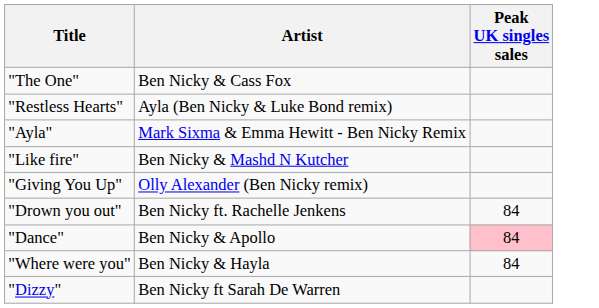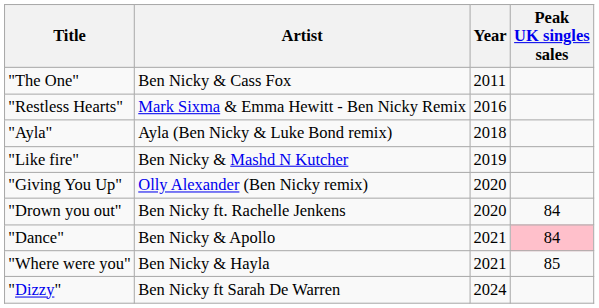+ column: (490, 36)
(265, 106) Ayla (Ben Nicky & Luke Bond remix) -> (302, 106) Mark Sixma & Emma Hewitt - Ben Nicky Remix
(302, 133) Mark Sixma & Emma Hewitt - Ben Nicky Remix -> (265, 133) Ayla (Ben Nicky & Luke Bond remix)
(511, 263) 84 -> (552, 263) 85
